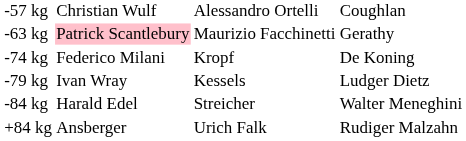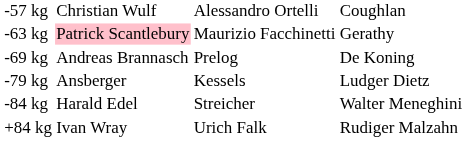+ row: (26, 57)
- row: (26, 57)
(92, 80) Ivan Wray -> (91, 80) Ansberger
(91, 127) Ansberger -> (92, 127) Ivan Wray
